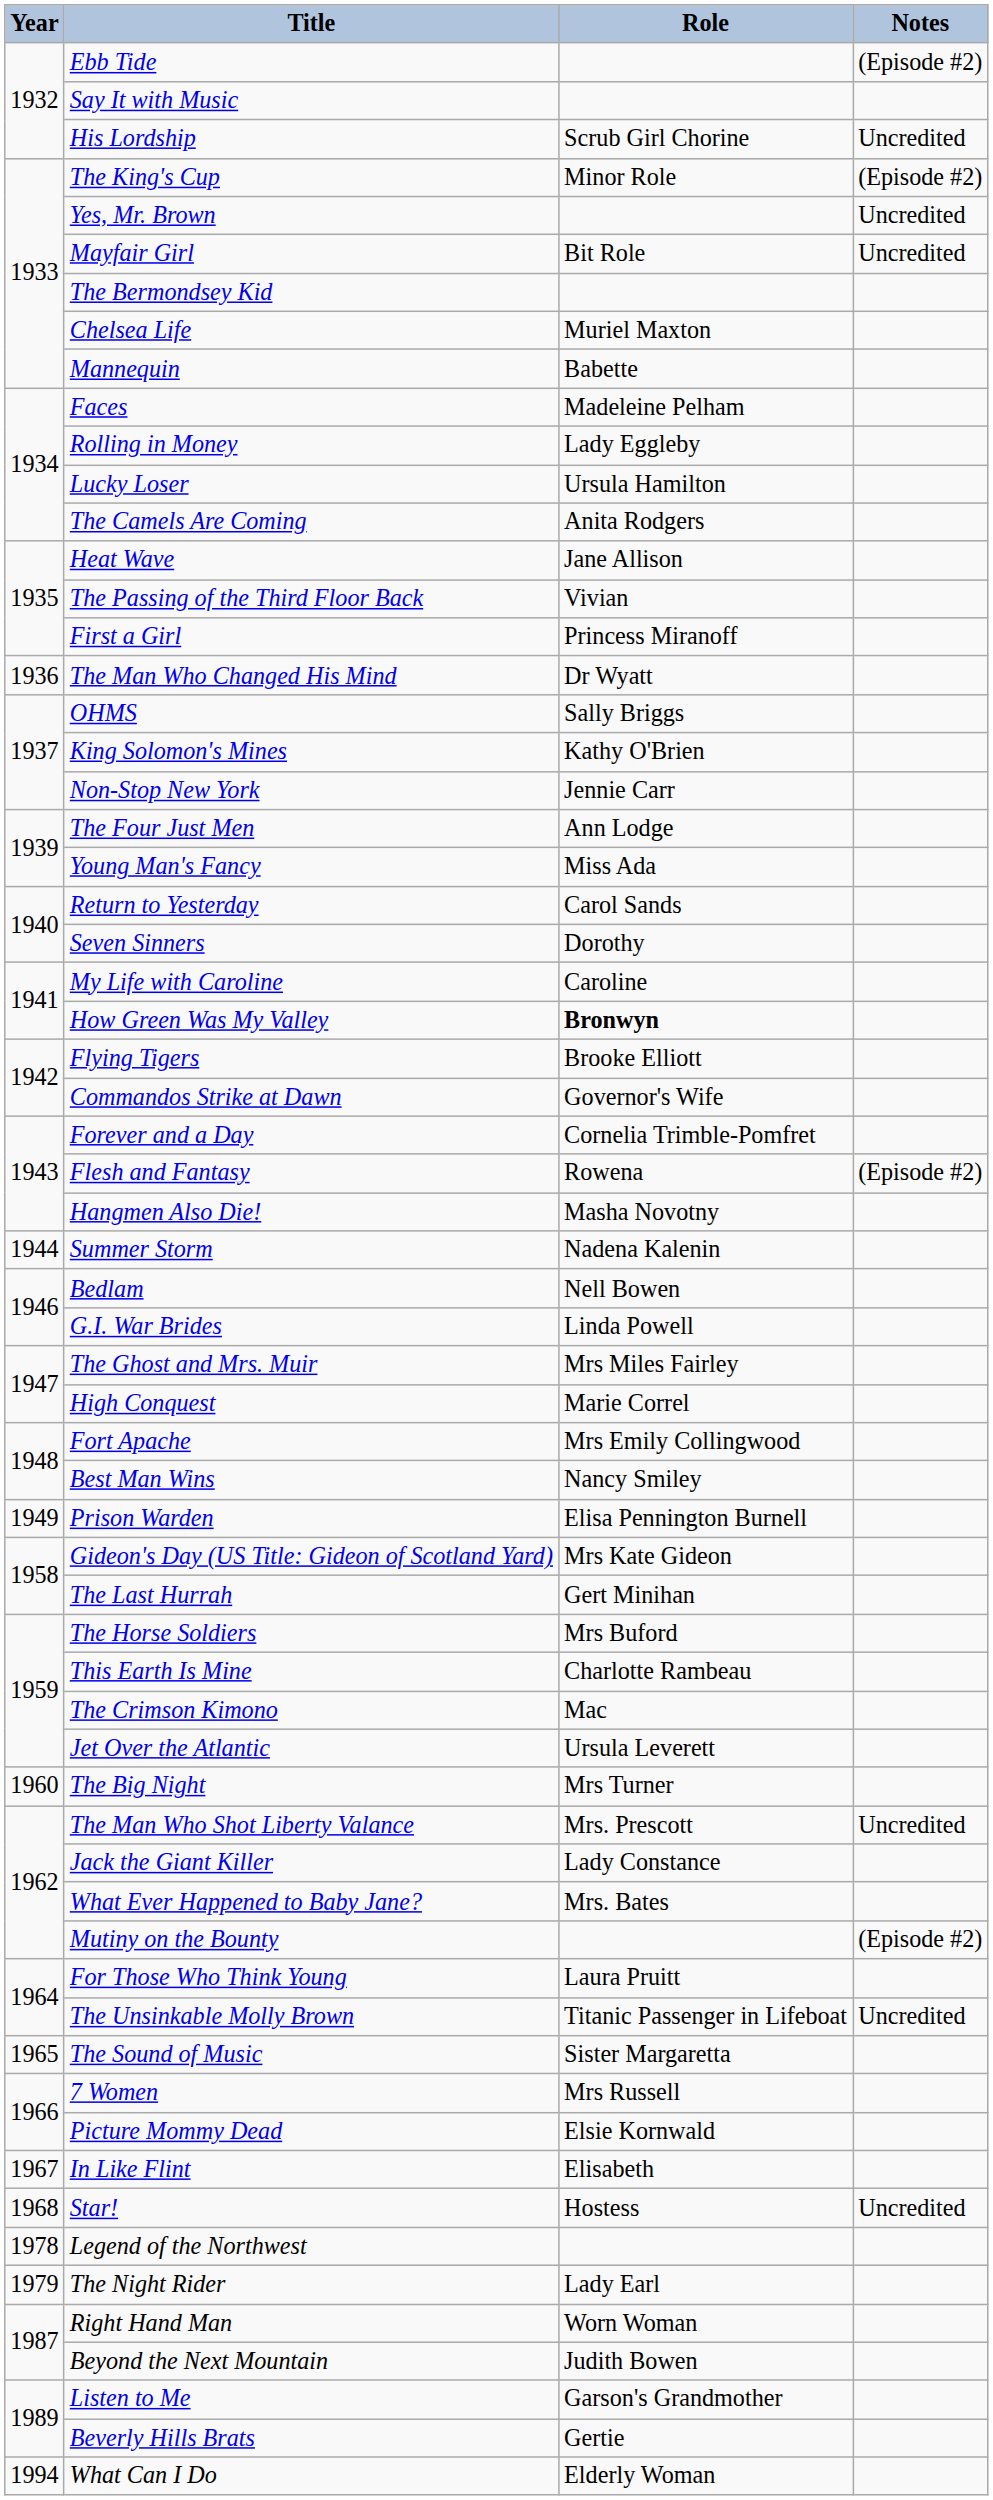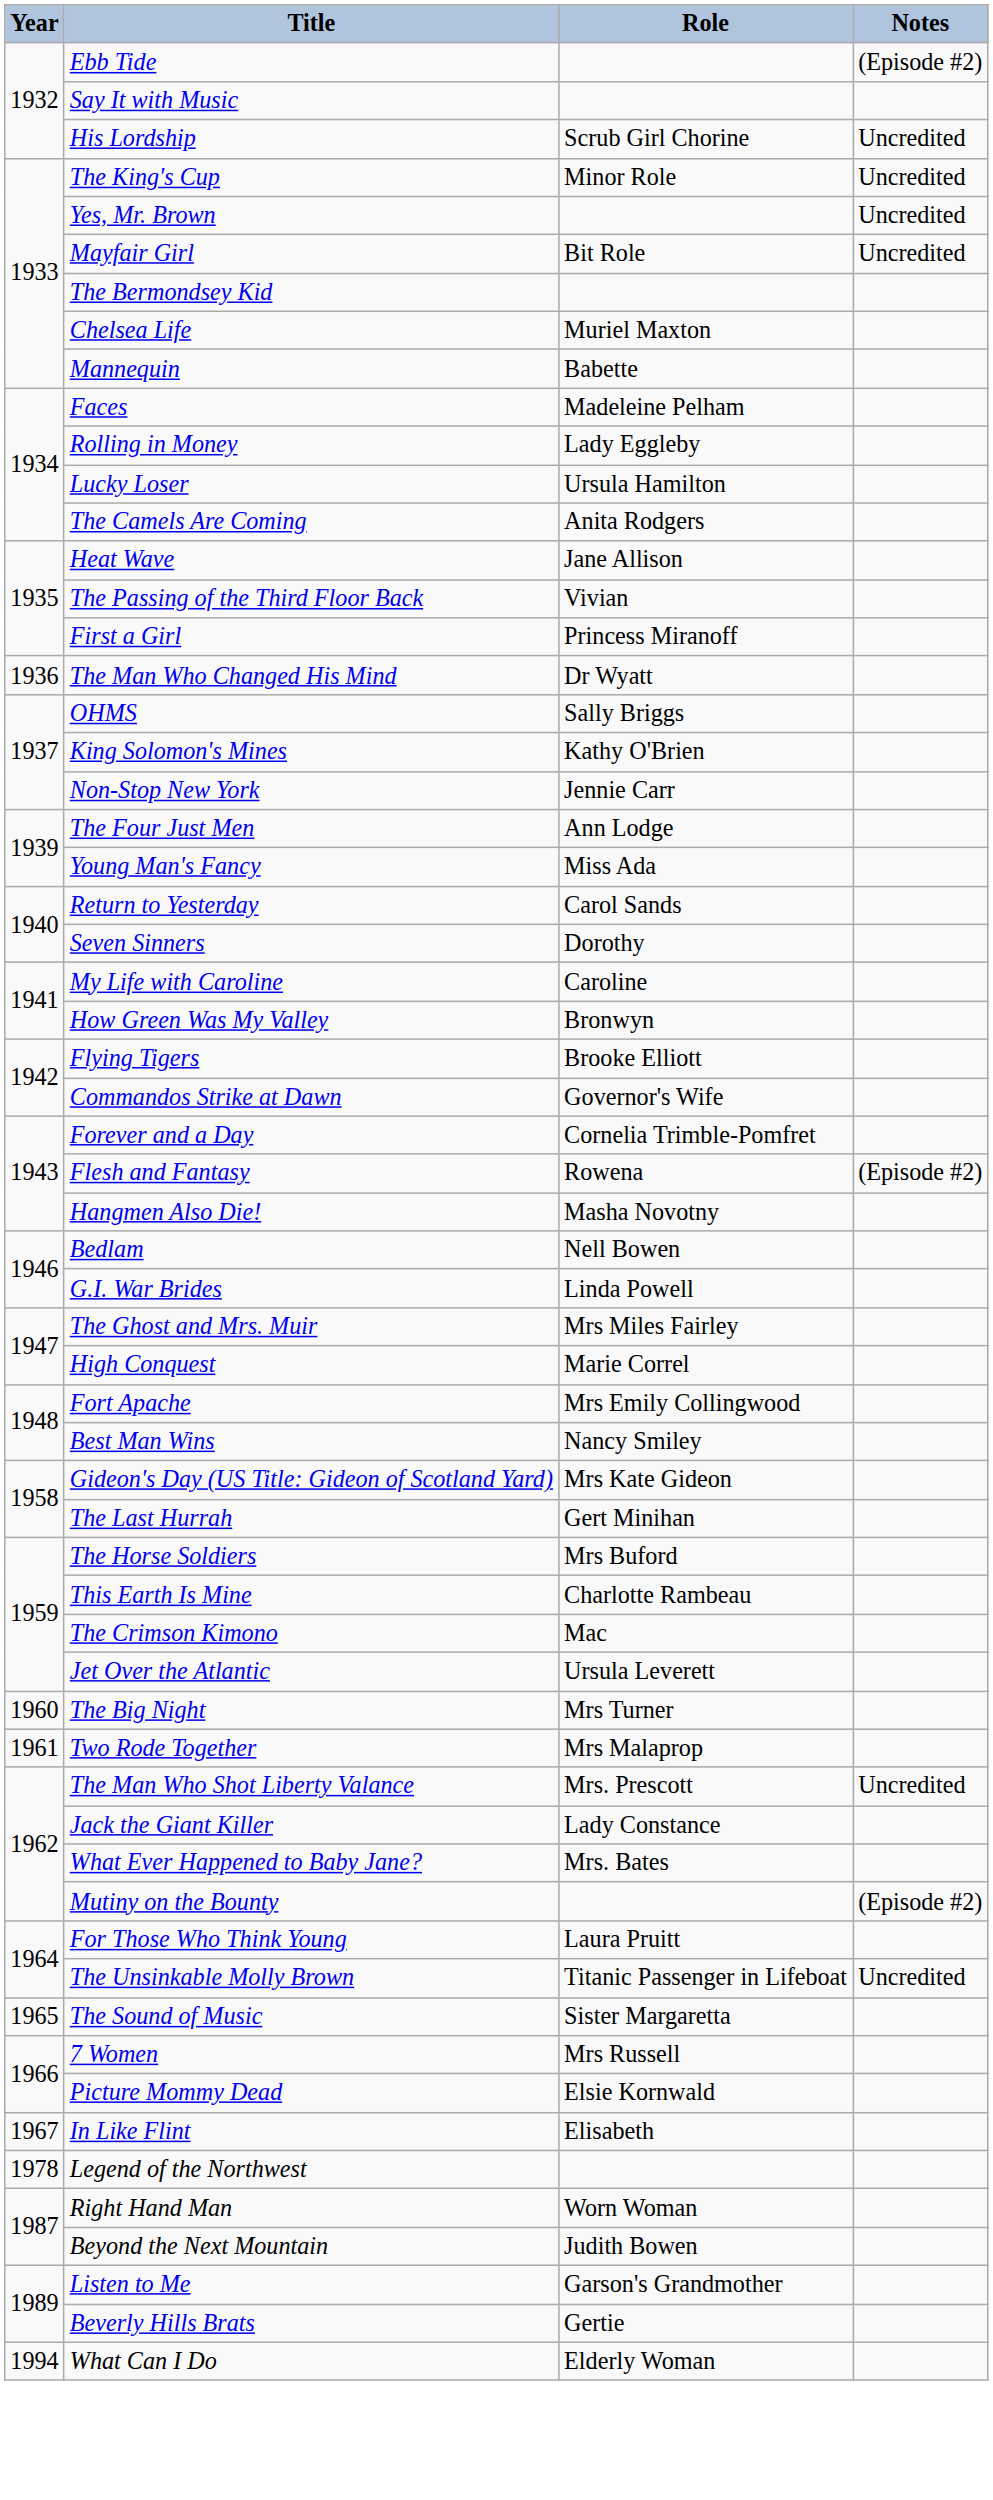(920, 176) (Episode #2) -> (912, 176) Uncredited
(612, 1019) bold -> (609, 1019) normal
- row: (141, 1249)
- row: (142, 1517)
+ row: (163, 1747)
- row: (94, 2207)
- row: (148, 2284)
